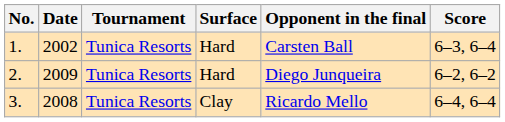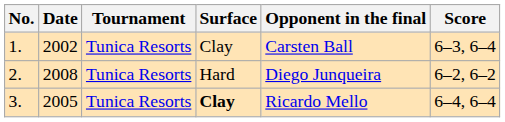(217, 46) Hard -> (216, 46) Clay
(60, 74) 2009 -> (60, 74) 2008
(60, 102) 2008 -> (60, 102) 2005
(216, 102) normal -> (217, 102) bold
